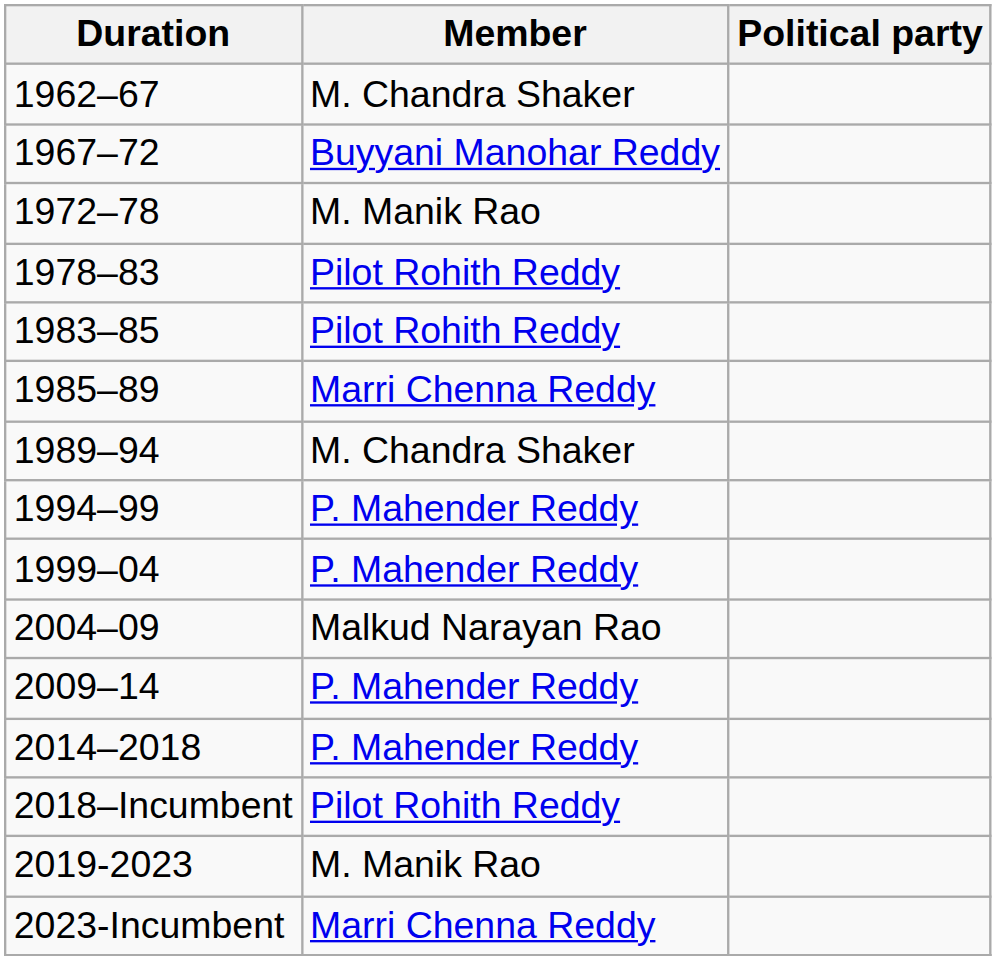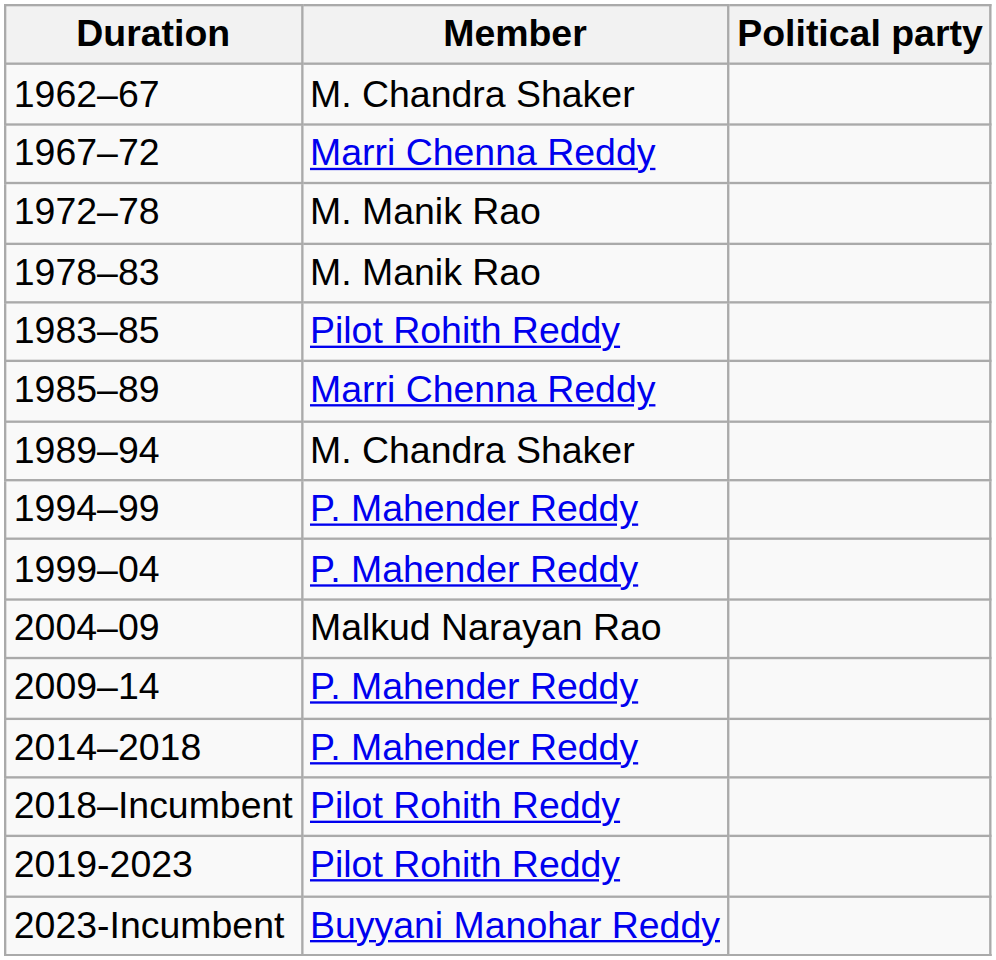(515, 152) Buyyani Manohar Reddy -> (483, 152) Marri Chenna Reddy
(465, 271) Pilot Rohith Reddy -> (425, 271) M. Manik Rao
(425, 865) M. Manik Rao -> (465, 865) Pilot Rohith Reddy
(483, 924) Marri Chenna Reddy -> (515, 924) Buyyani Manohar Reddy
